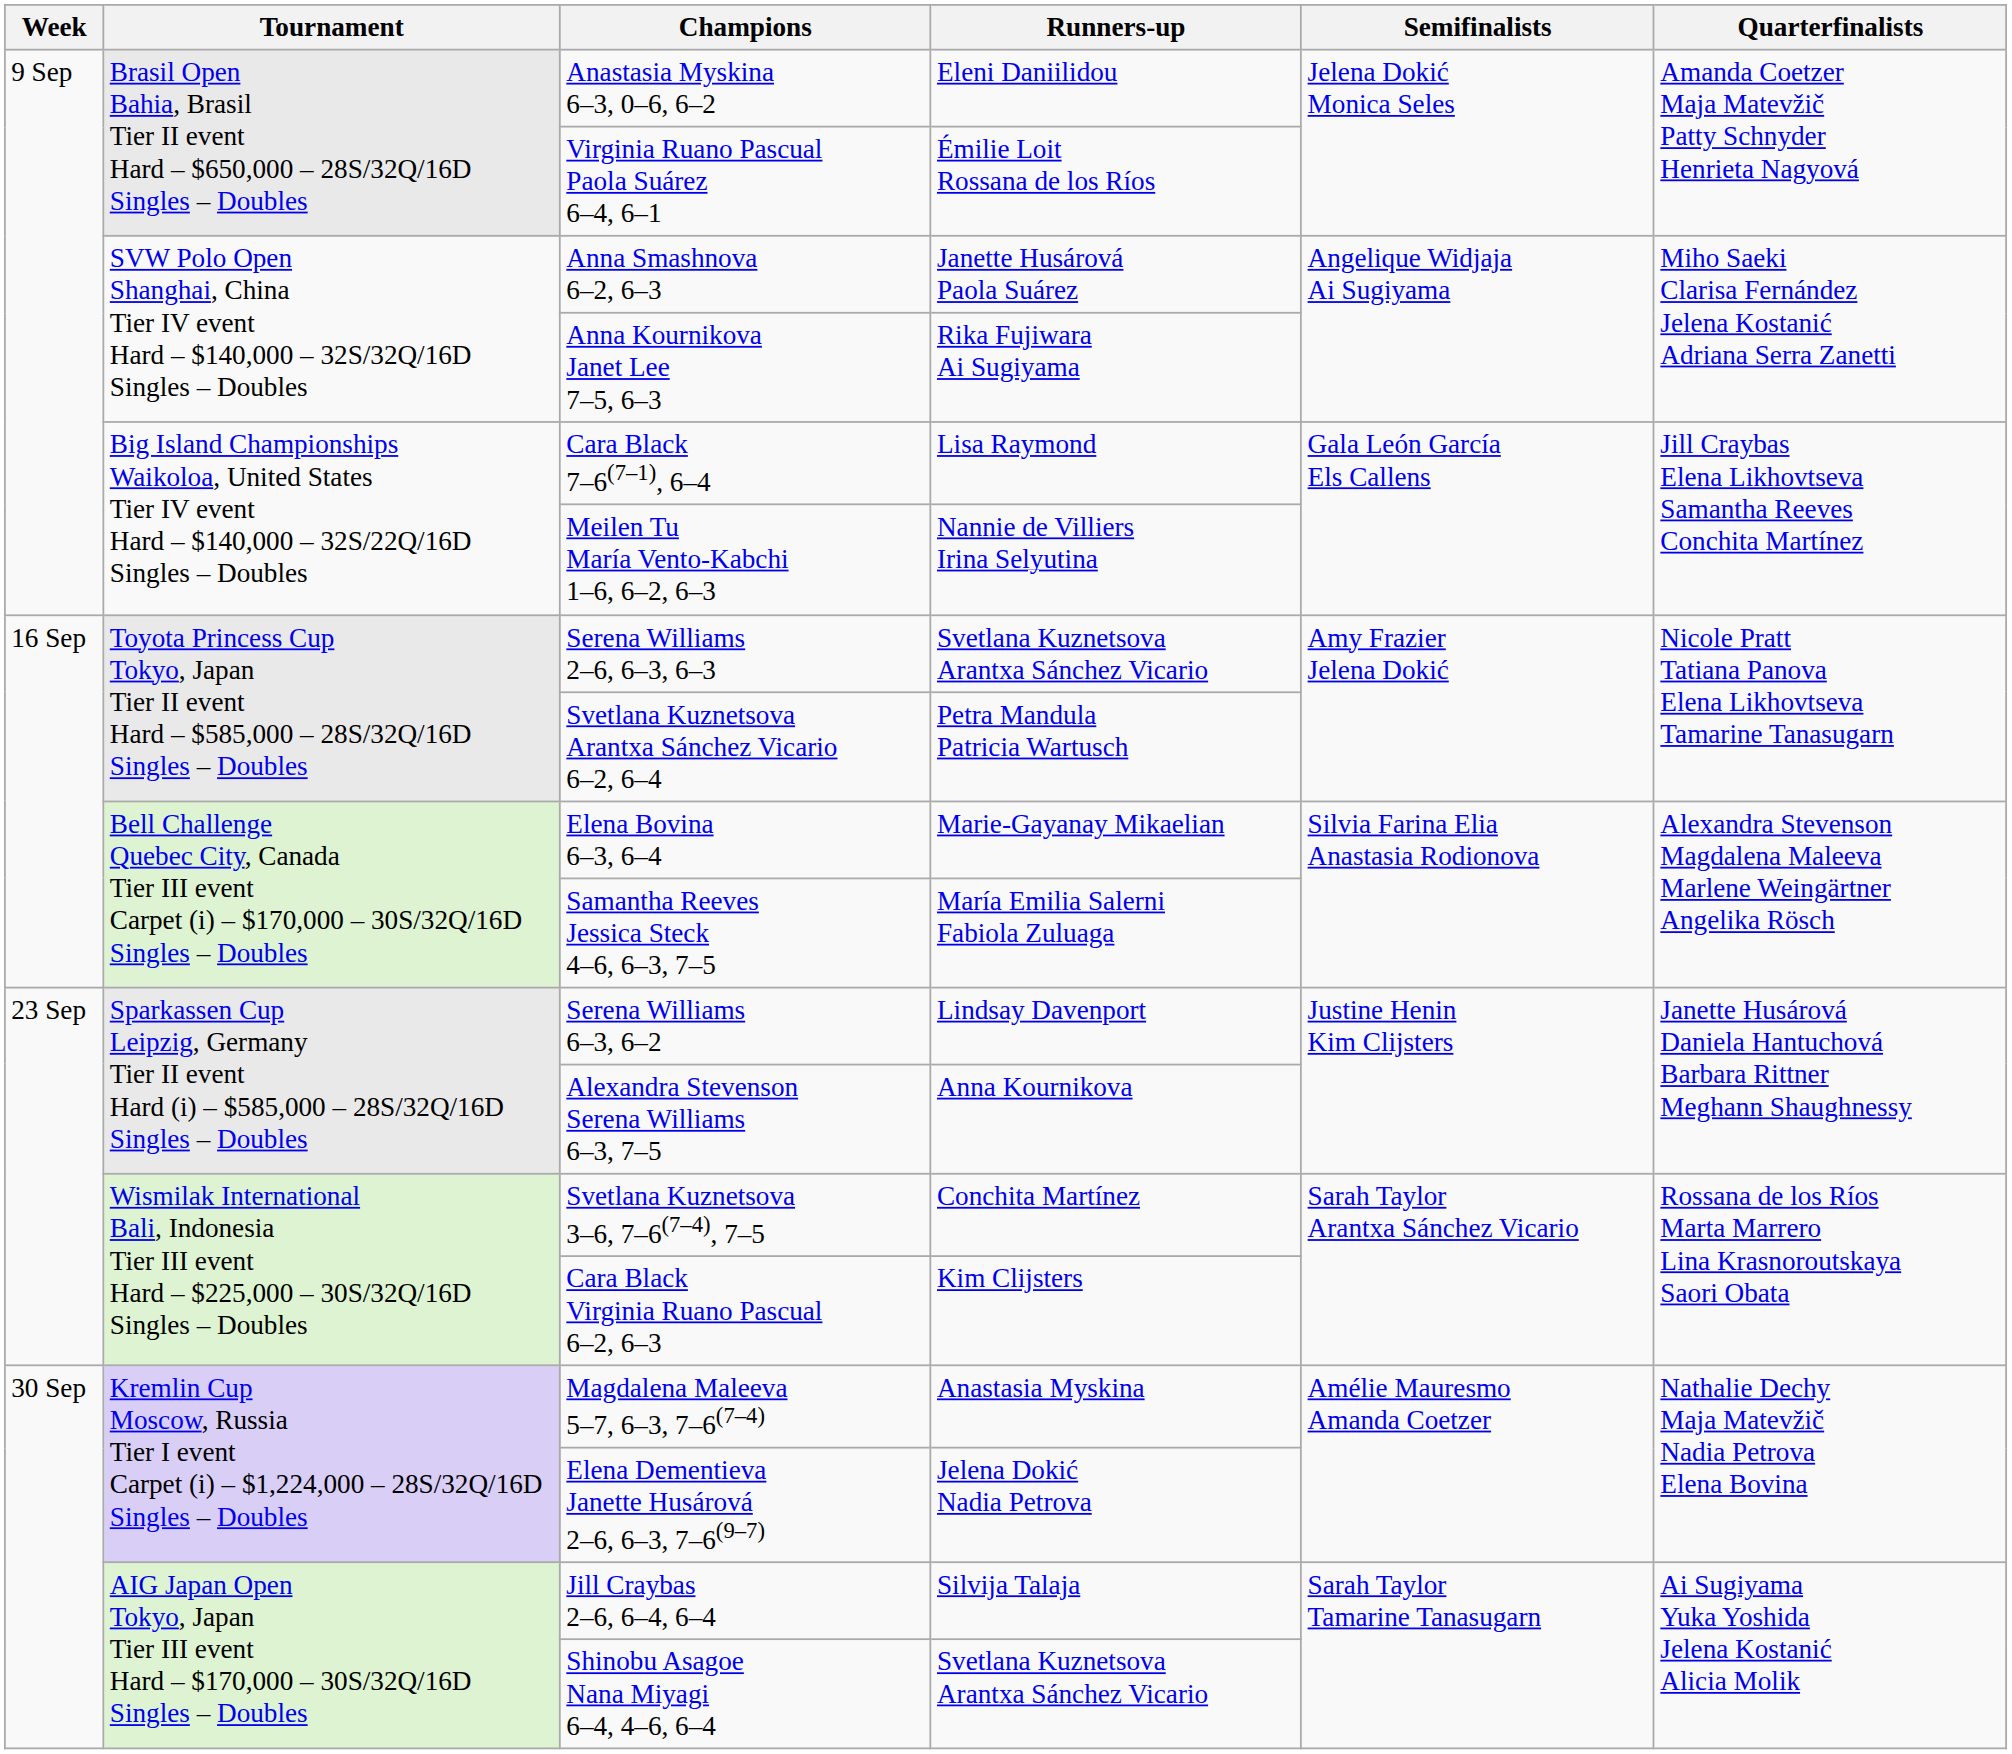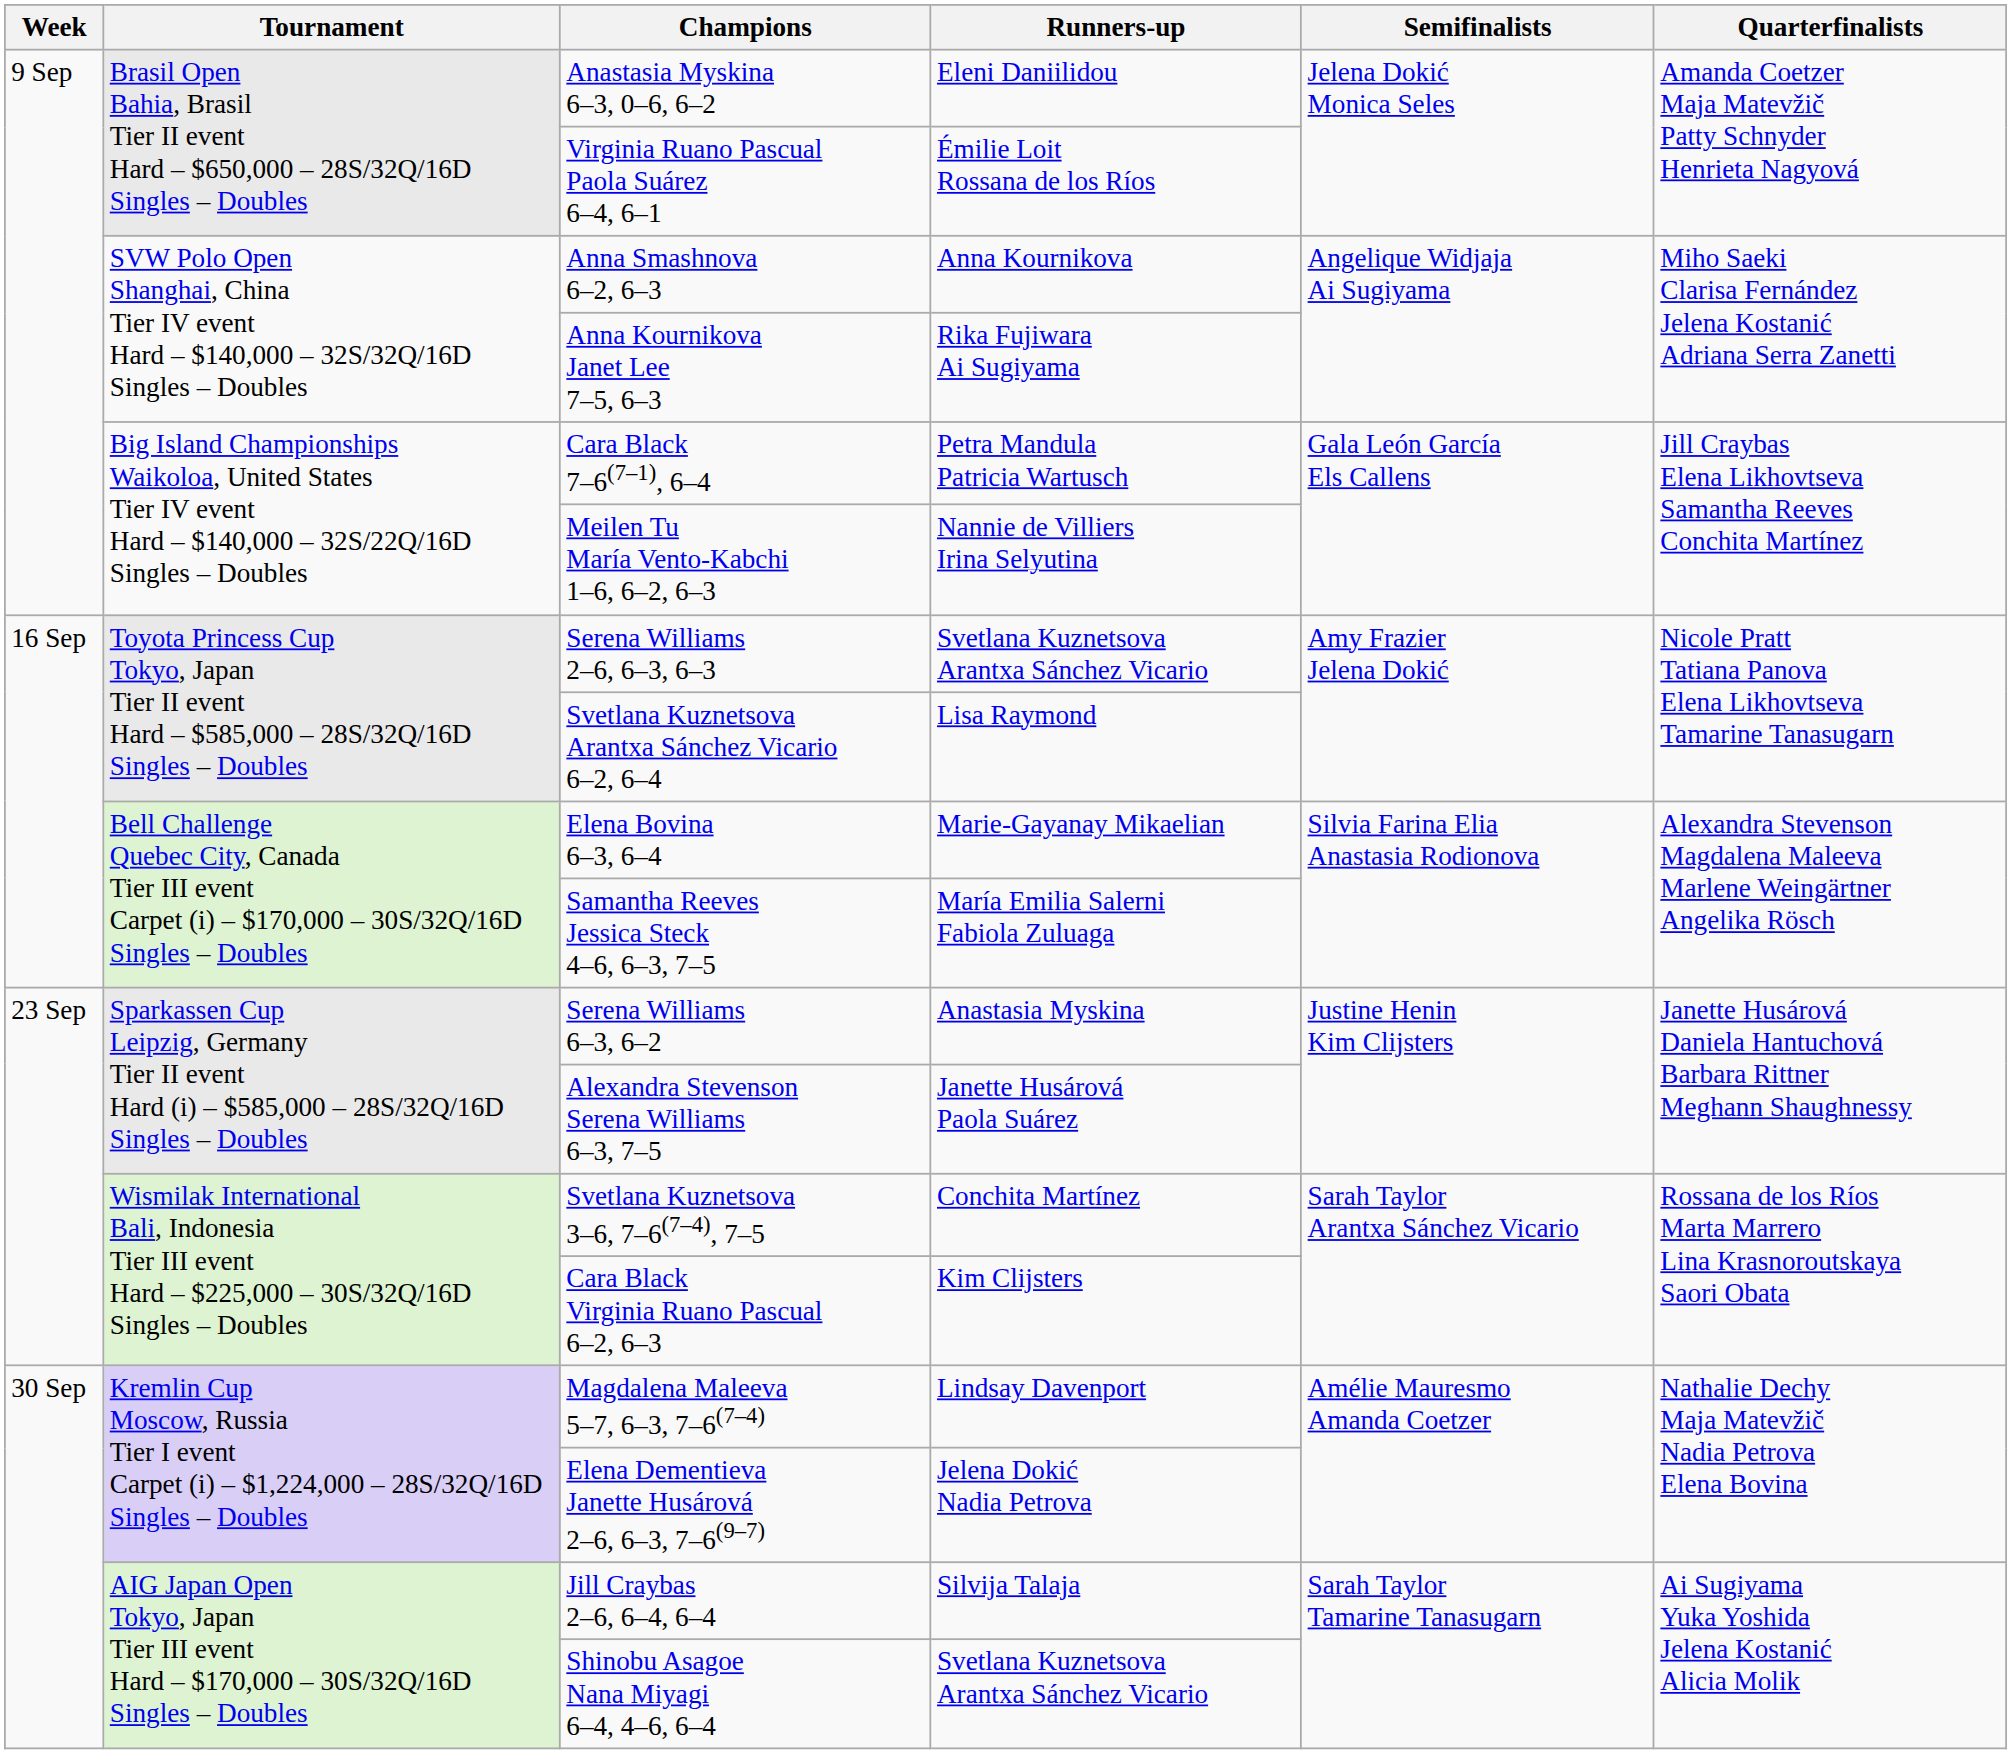(1030, 274) Janette Husárová Paola Suárez -> (1035, 258) Anna Kournikova
(1017, 444) Lisa Raymond -> (1033, 460) Petra Mandula Patricia Wartusch
(1033, 729) Petra Mandula Patricia Wartusch -> (1017, 713) Lisa Raymond
(1042, 1009) Lindsay Davenport -> (1041, 1009) Anastasia Myskina
(1035, 1086) Anna Kournikova -> (1030, 1102) Janette Husárová Paola Suárez
(1041, 1387) Anastasia Myskina -> (1042, 1387) Lindsay Davenport
